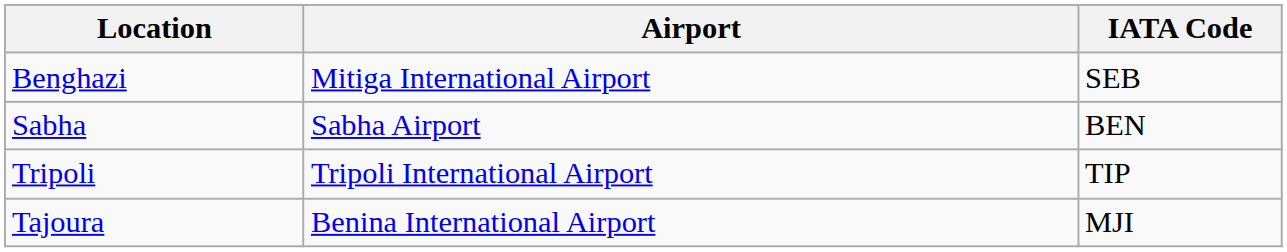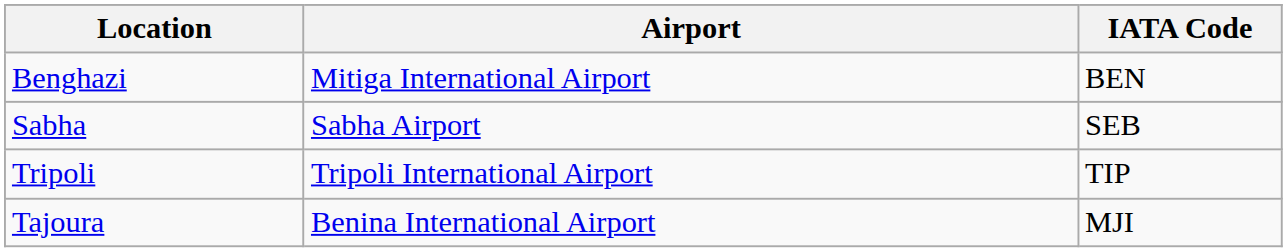(1113, 76) SEB -> (1115, 76) BEN
(1115, 125) BEN -> (1113, 125) SEB
